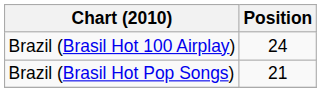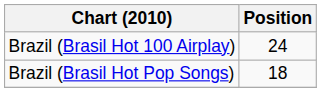(278, 73) 21 -> (278, 73) 18
